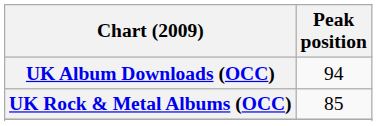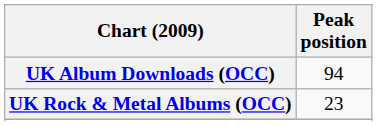(334, 103) 85 -> (334, 103) 23
